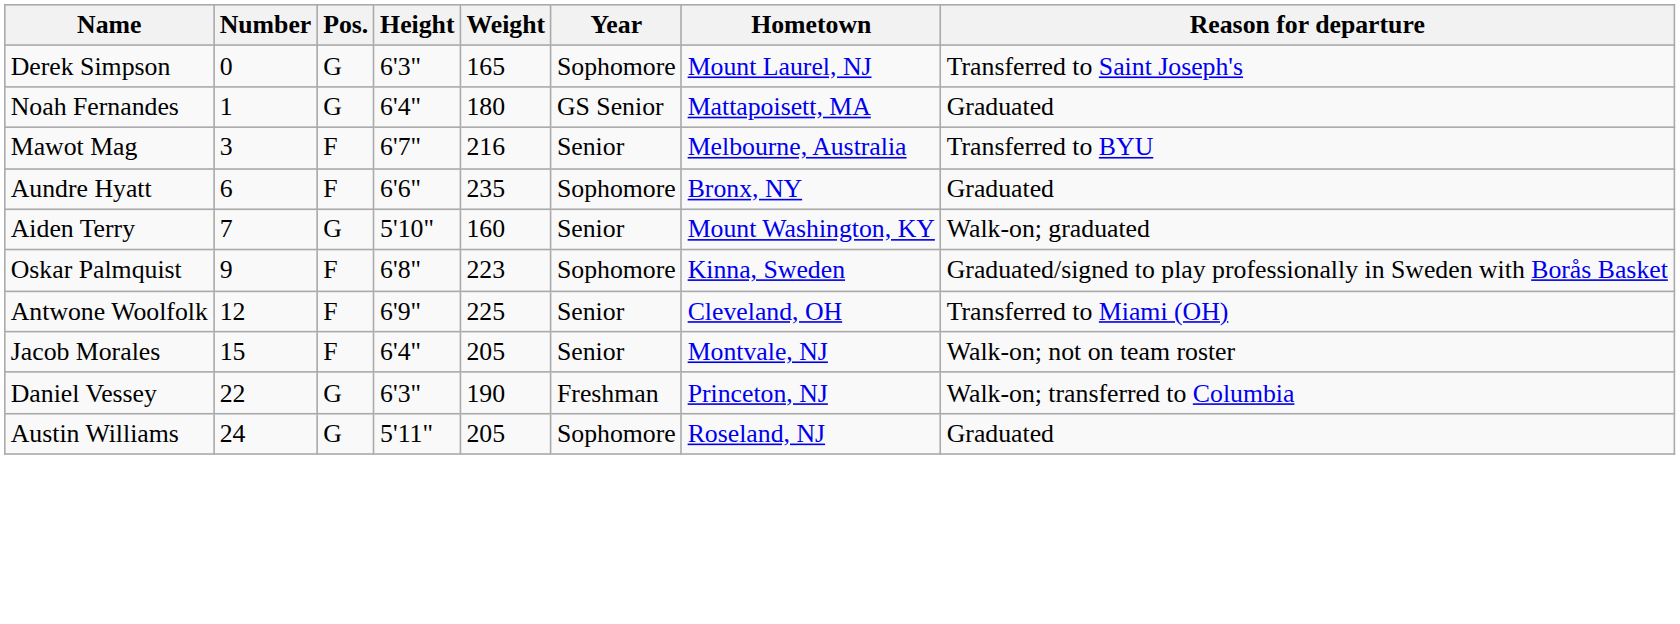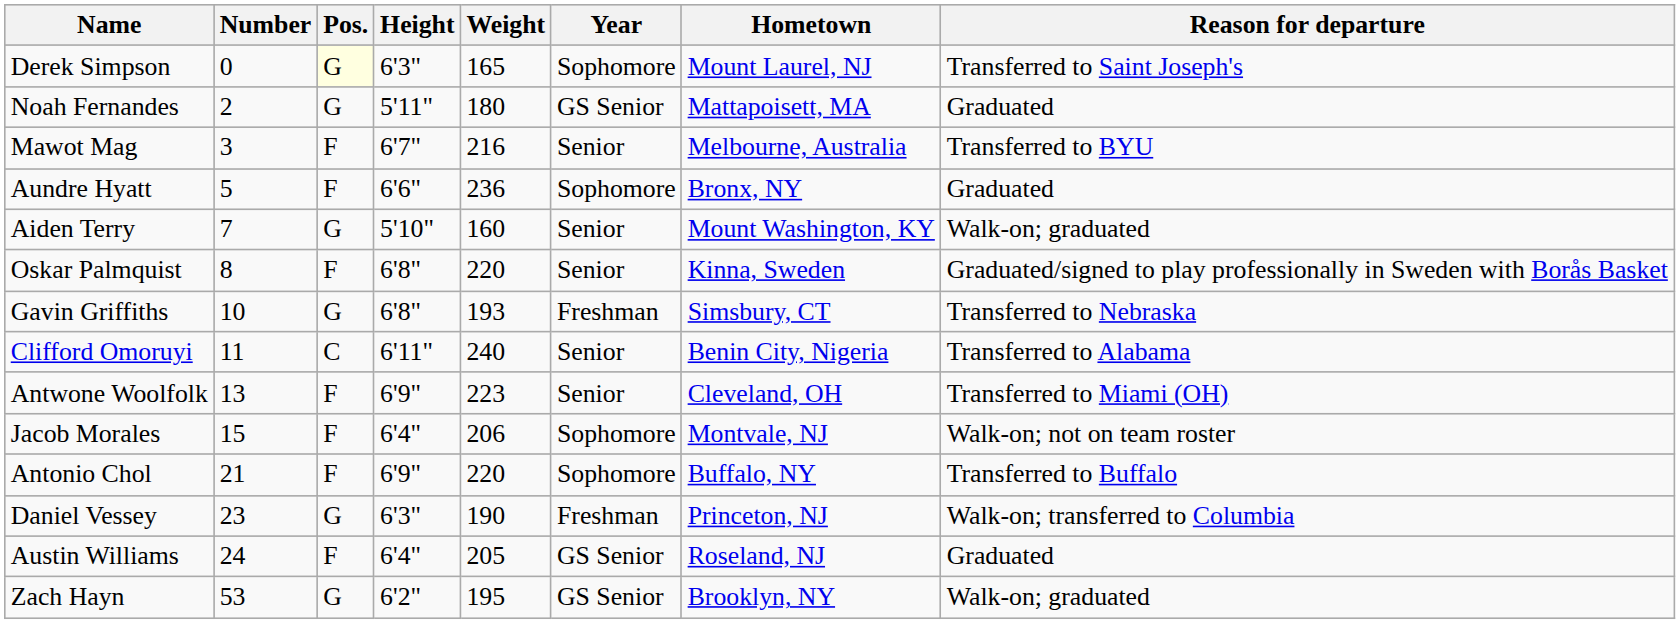(332, 65) no background -> (332, 65) lightyellow background
(226, 106) 1 -> (226, 106) 2
(401, 106) 6'4" -> (407, 106) 5'11"
(226, 188) 6 -> (226, 188) 5
(486, 188) 235 -> (486, 188) 236
(226, 270) 9 -> (226, 270) 8
(486, 270) 223 -> (486, 270) 220
(616, 270) Sophomore -> (591, 270) Senior
+ row: (90, 310)
+ row: (102, 351)
(233, 310) 12 -> (233, 392) 13
(486, 310) 225 -> (486, 392) 223
(486, 351) 205 -> (486, 433) 206
(591, 351) Senior -> (616, 433) Sophomore
+ row: (81, 474)
(233, 392) 22 -> (233, 515) 23
(332, 433) G -> (330, 556) F
(407, 433) 5'11" -> (401, 556) 6'4"
(616, 433) Sophomore -> (610, 556) GS Senior
+ row: (68, 596)
